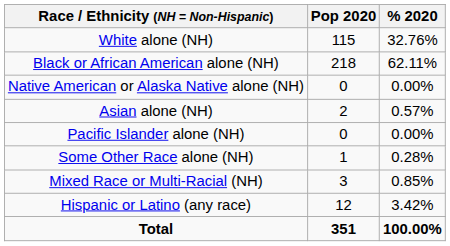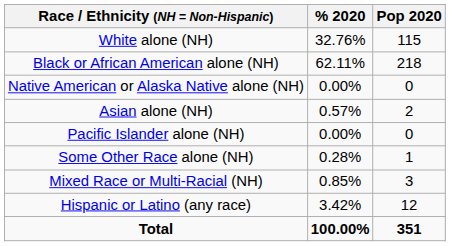columns swapped: (344, 16) <-> (412, 16)
